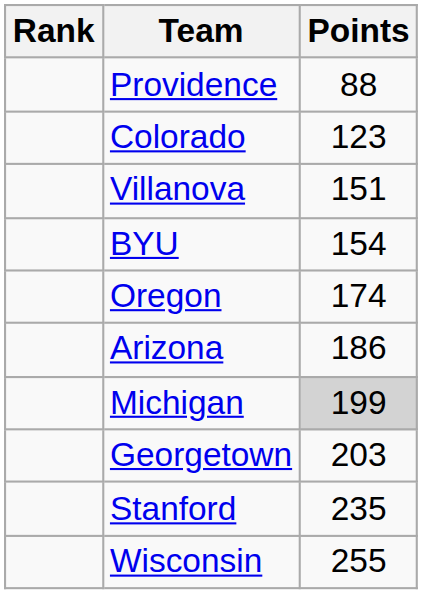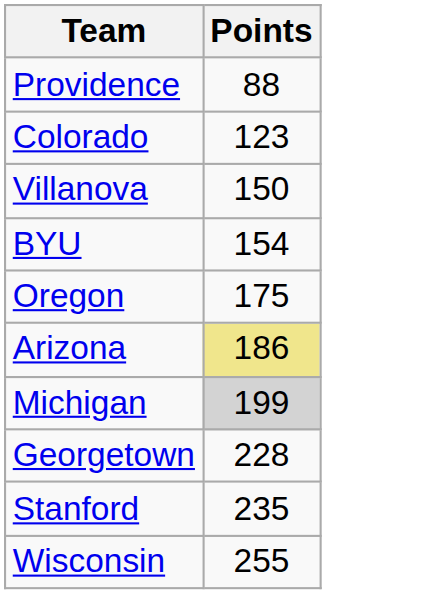- column: (54, 31)
(359, 190) 151 -> (261, 190) 150
(359, 296) 174 -> (261, 296) 175
(359, 349) no background -> (261, 349) khaki background
(359, 455) 203 -> (261, 455) 228
